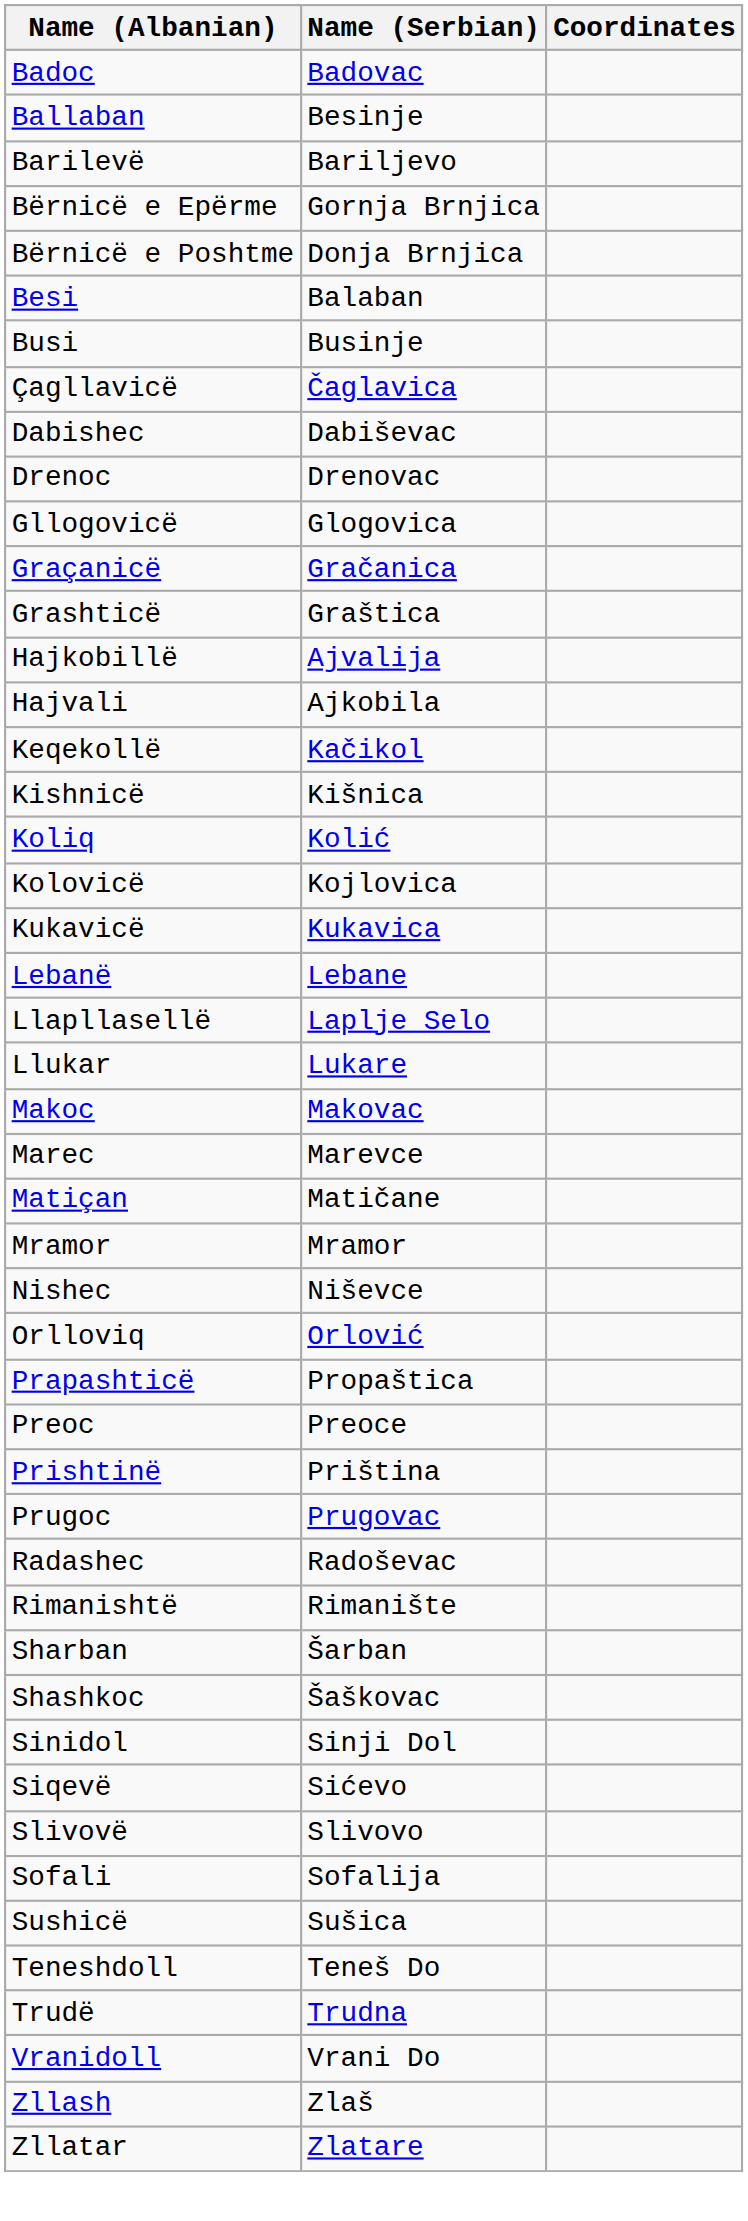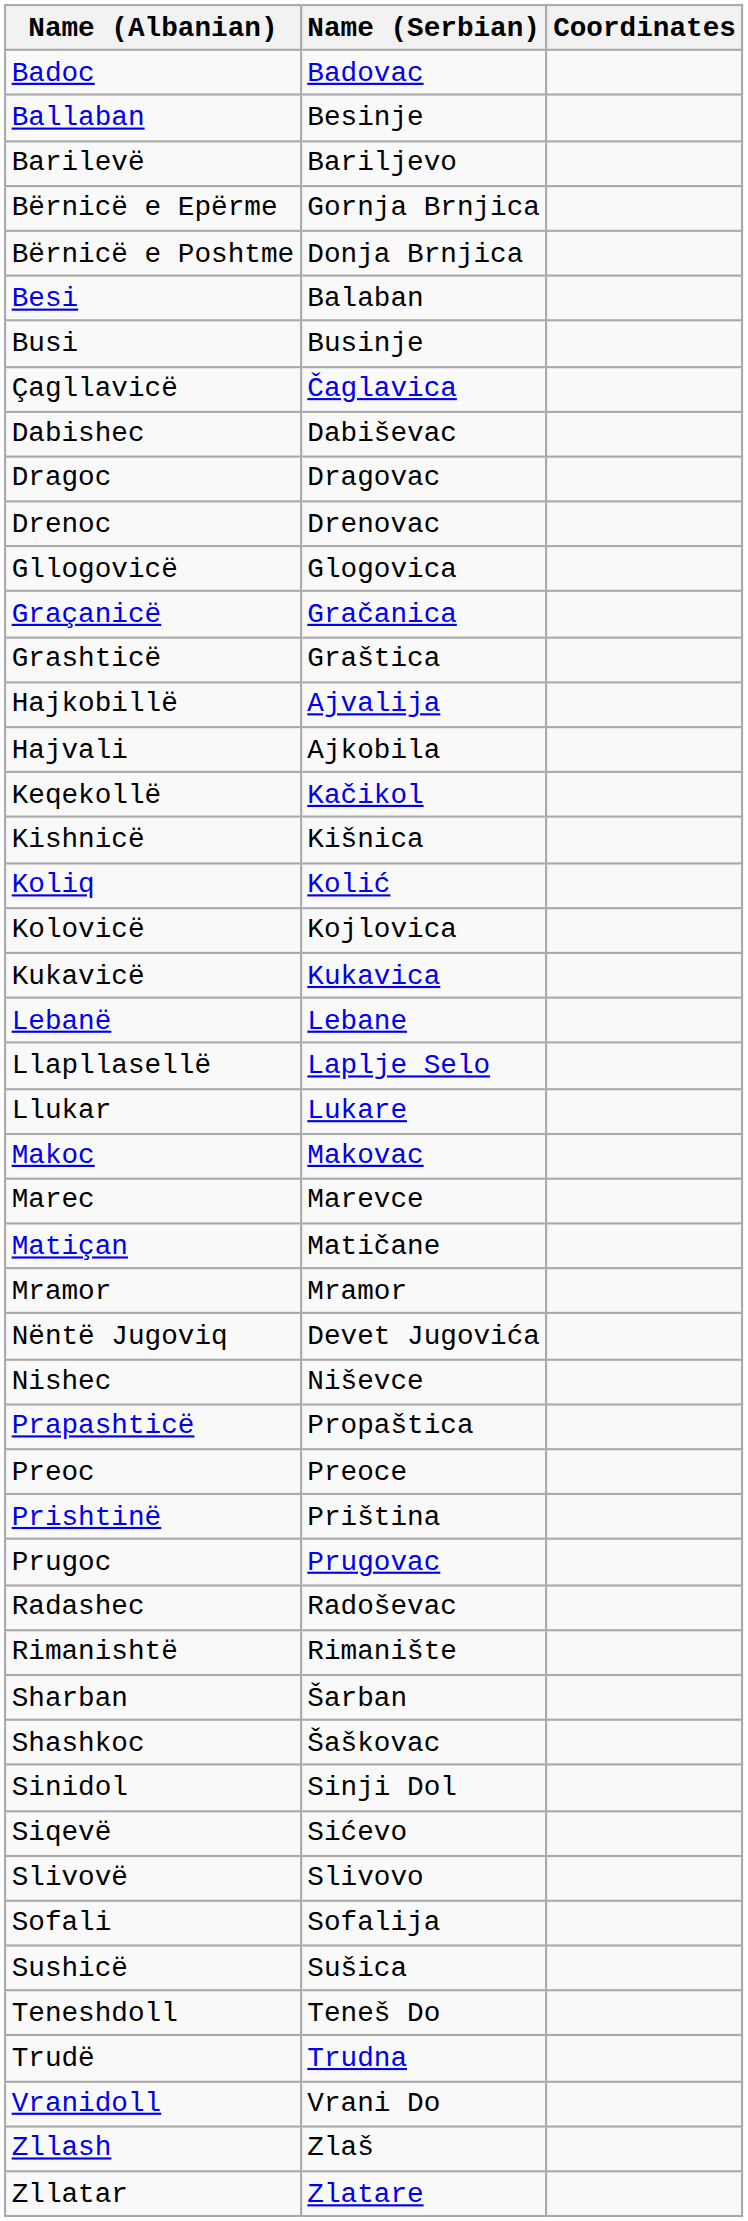+ row: (62, 479)
+ row: (120, 1336)
- row: (78, 1336)
